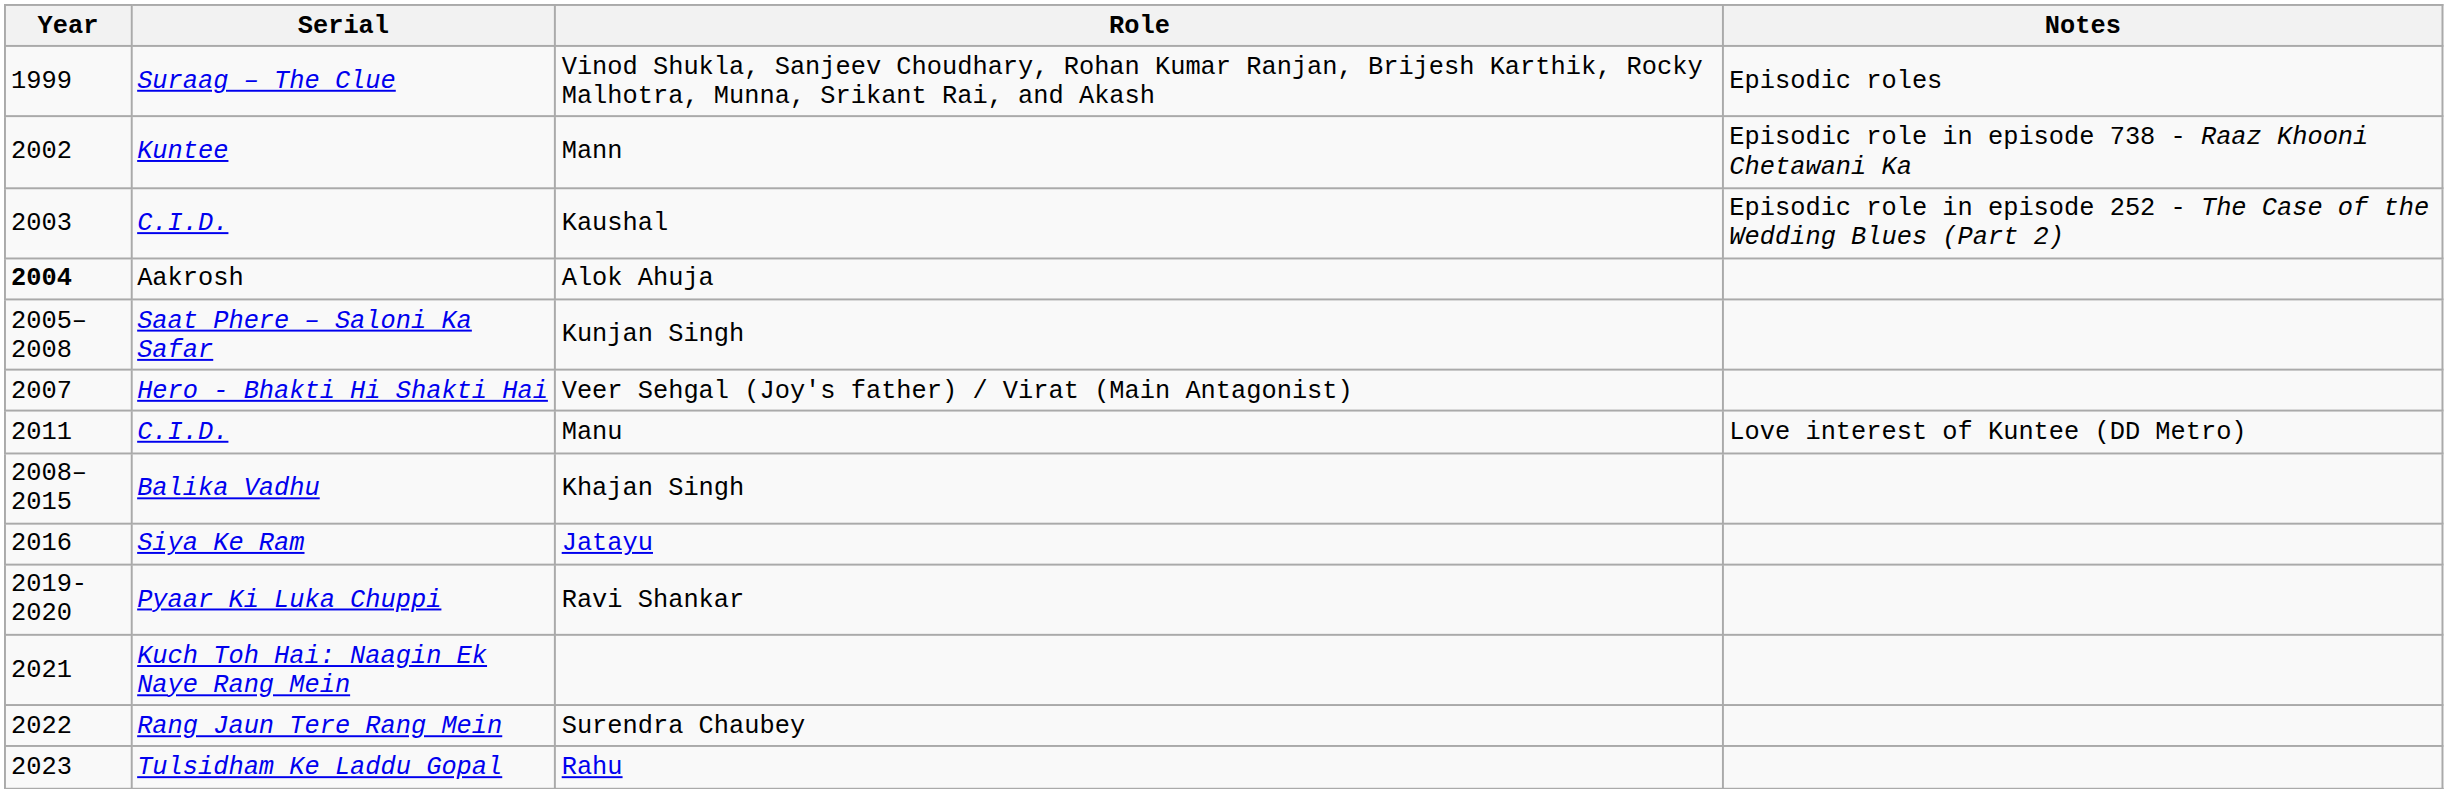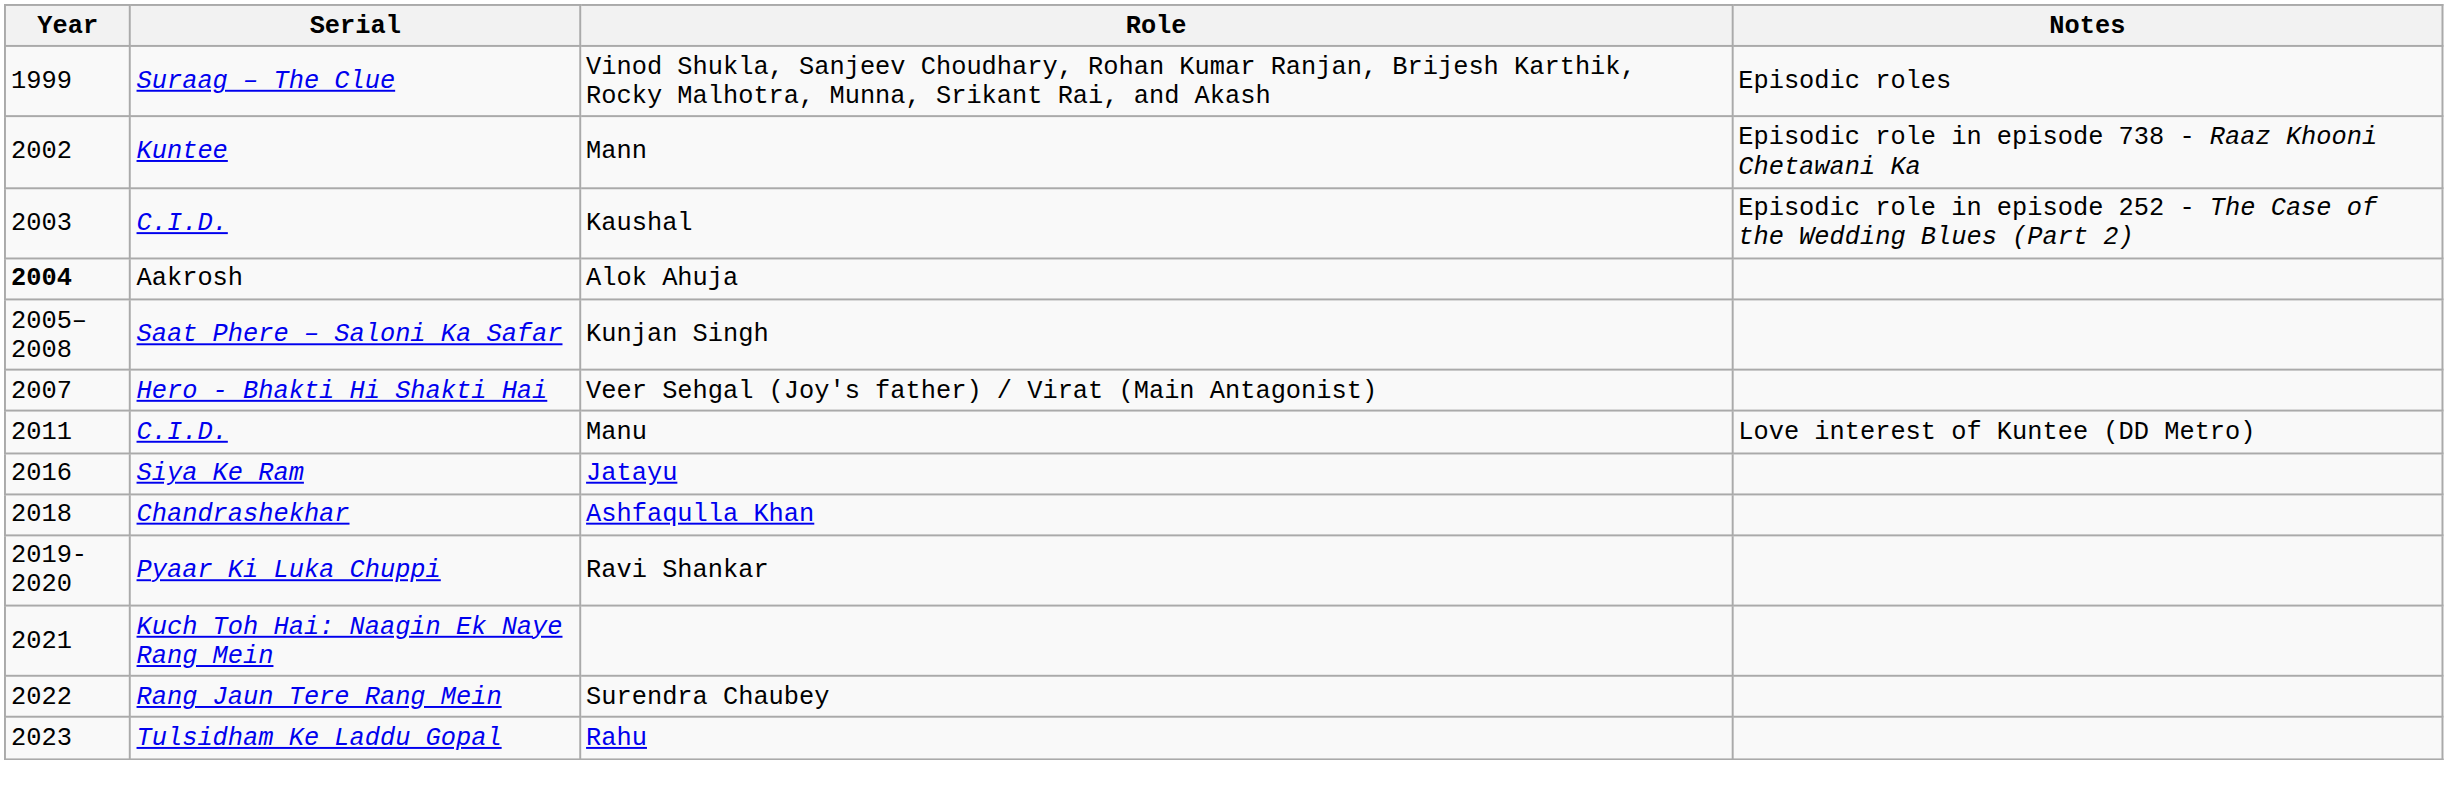- row: (228, 488)
+ row: (243, 514)
